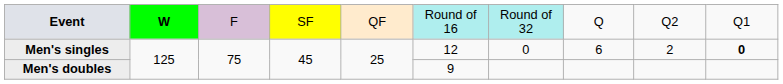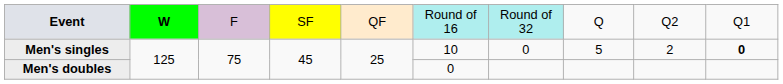(451, 49) 12 -> (451, 49) 10
(599, 49) 6 -> (599, 49) 5
(451, 70) 9 -> (451, 70) 0
